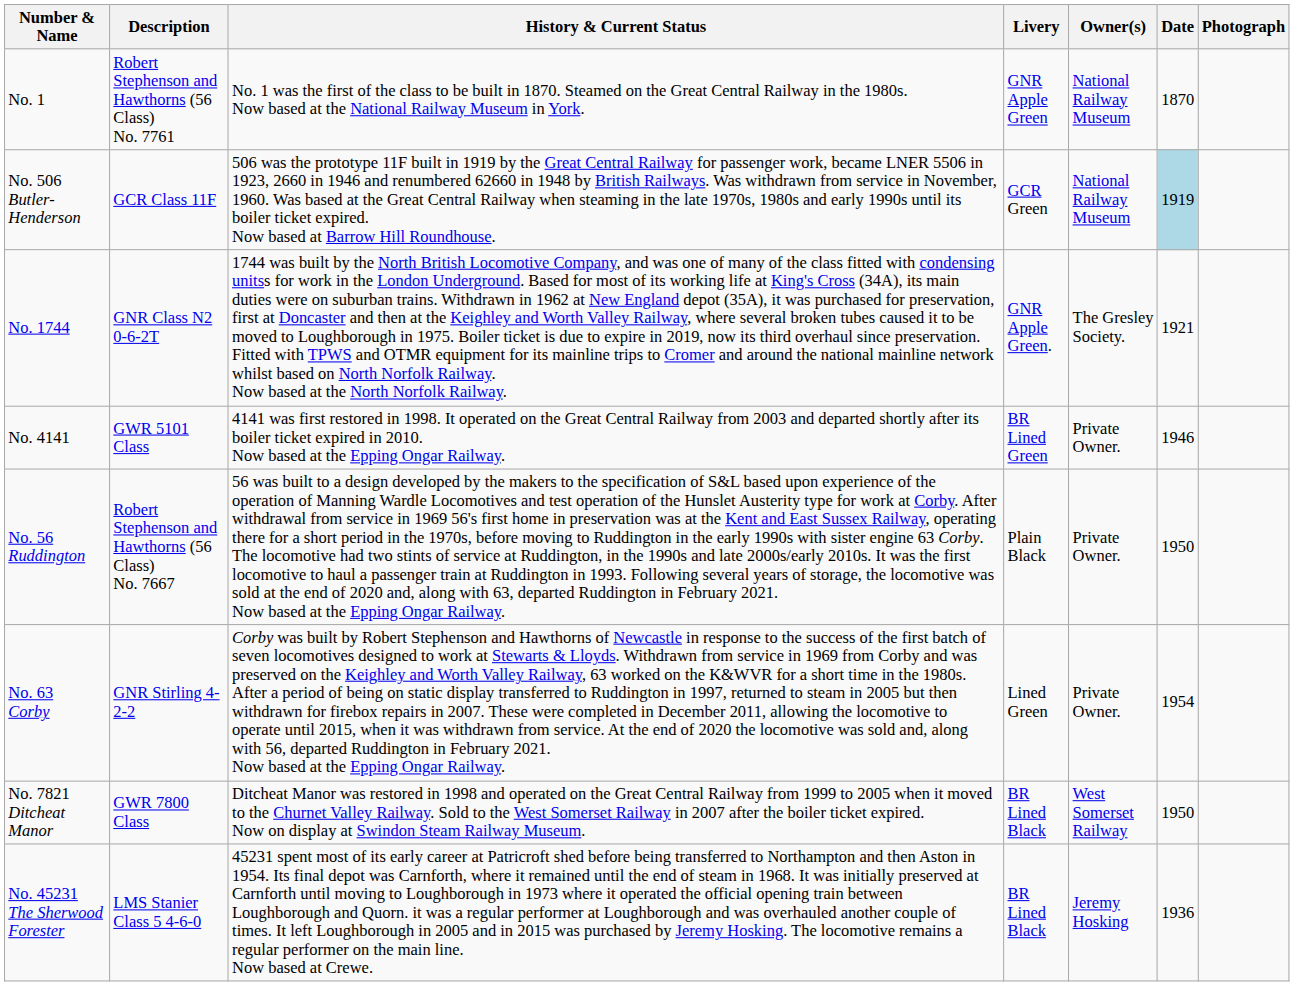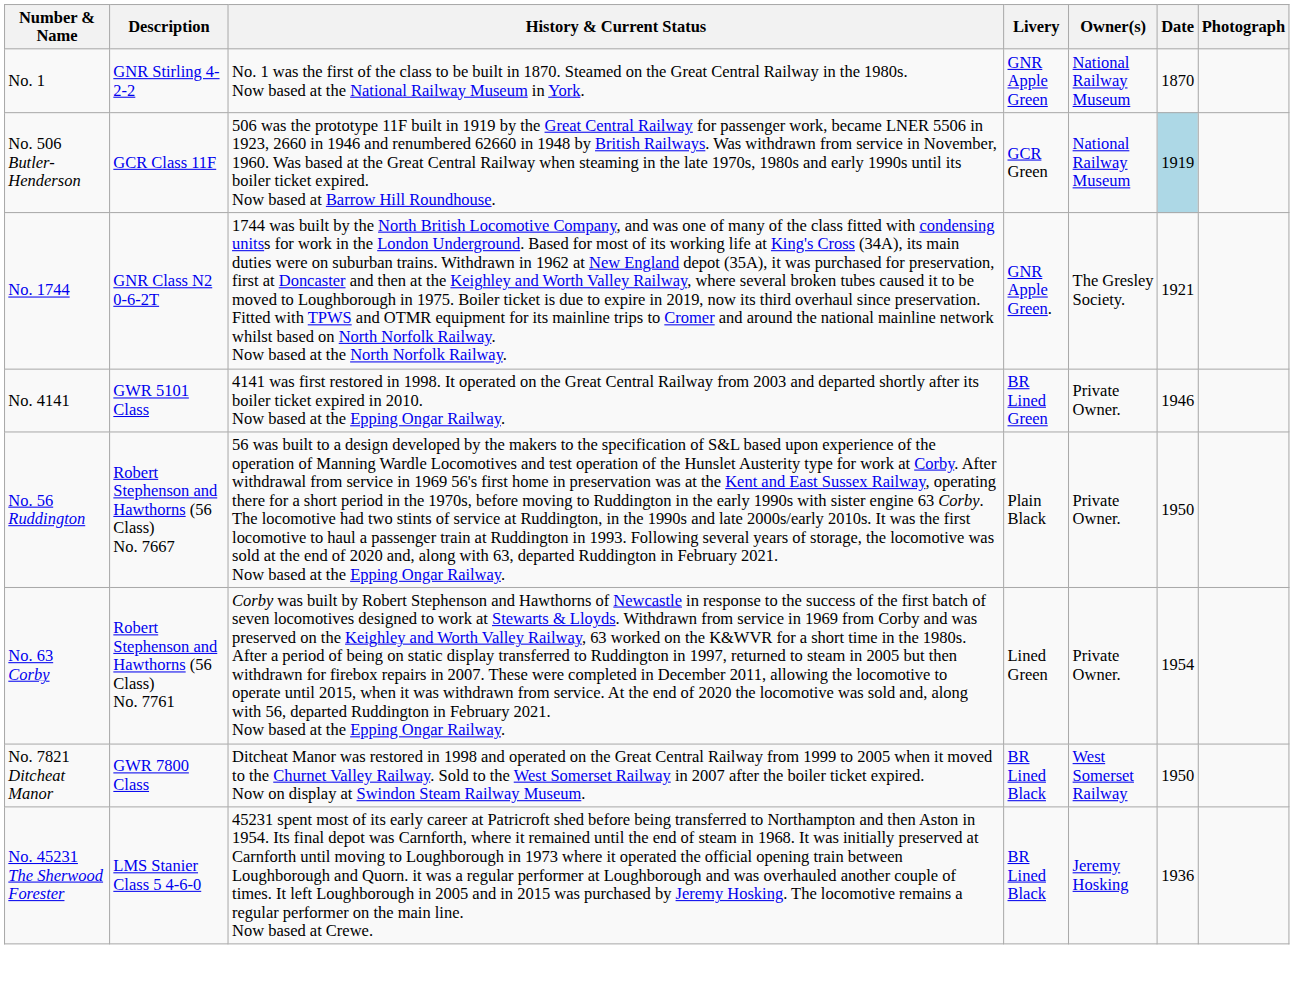(165, 99) Robert Stephenson and Hawthorns (56 Class) No. 7761 -> (166, 80) GNR Stirling 4-2-2
(166, 702) GNR Stirling 4-2-2 -> (165, 665) Robert Stephenson and Hawthorns (56 Class) No. 7761
